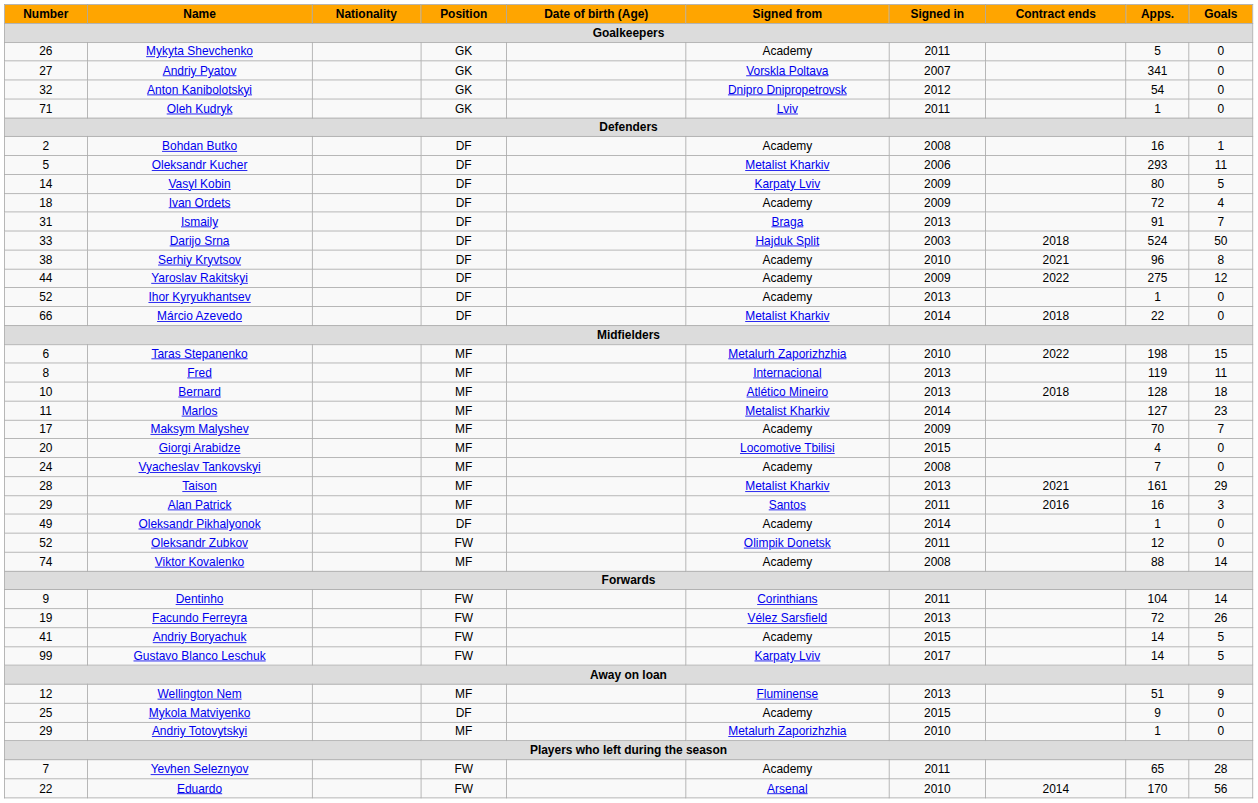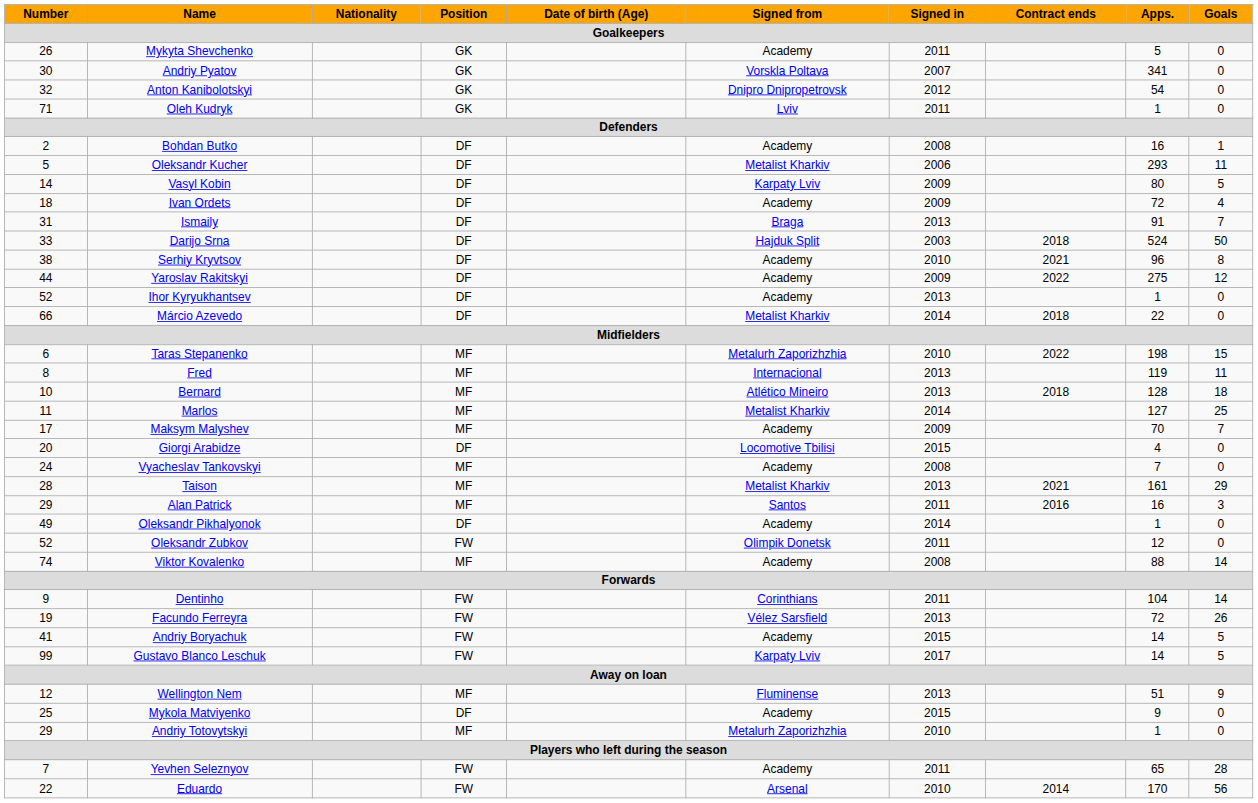(46, 71) 27 -> (46, 71) 30
(1221, 411) 23 -> (1221, 411) 25
(464, 449) MF -> (464, 449) DF
